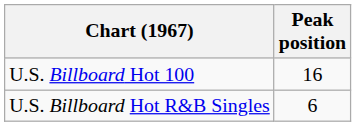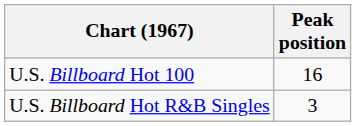(313, 105) 6 -> (313, 105) 3
